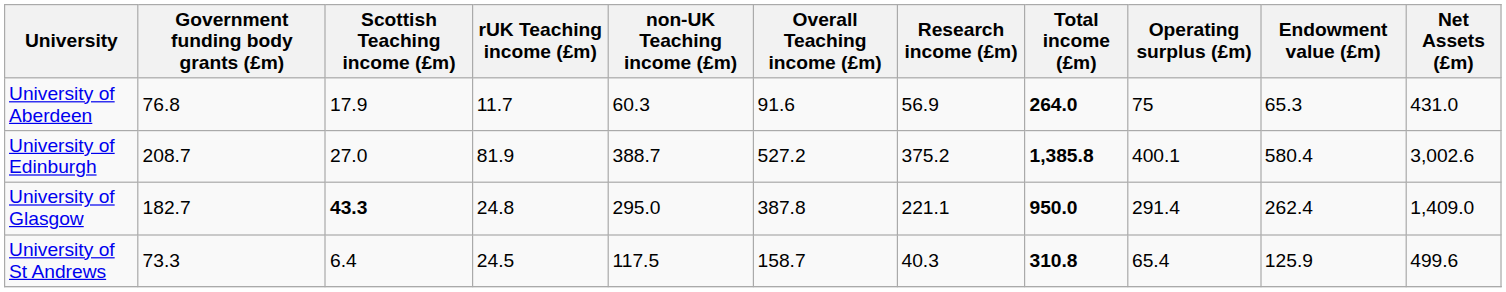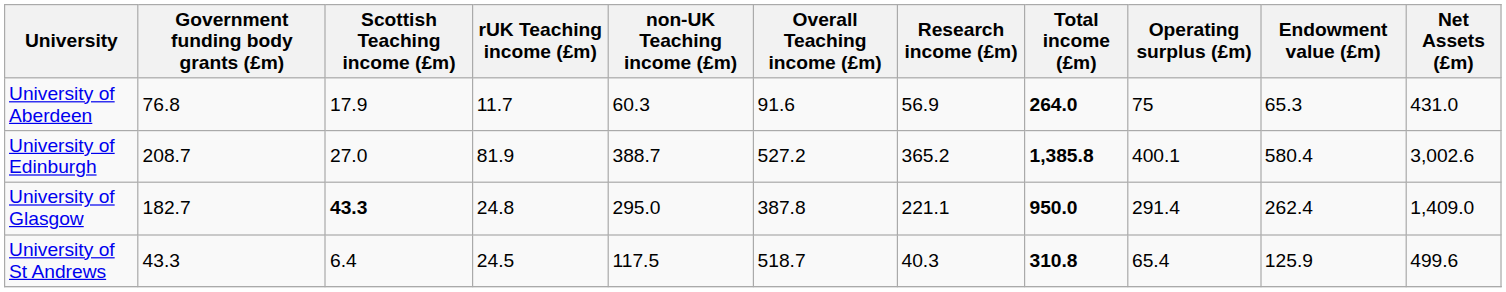(925, 156) 375.2 -> (925, 156) 365.2
(161, 260) 73.3 -> (161, 260) 43.3
(782, 260) 158.7 -> (782, 260) 518.7
